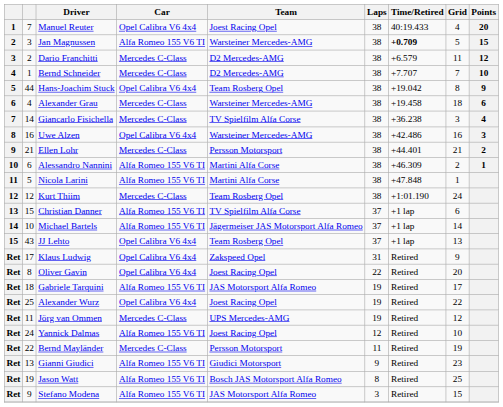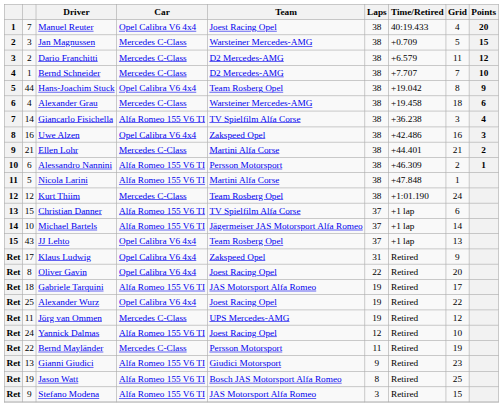(162, 42) Alfa Romeo 155 V6 TI -> (153, 42) Mercedes C-Class
(404, 42) bold -> (404, 42) normal
(153, 119) Mercedes C-Class -> (162, 119) Alfa Romeo 155 V6 TI
(261, 134) Warsteiner Mercedes-AMG -> (237, 134) Zakspeed Opel
(246, 149) Persson Motorsport -> (244, 149) Martini Alfa Corse
(244, 165) Martini Alfa Corse -> (246, 165) Persson Motorsport
